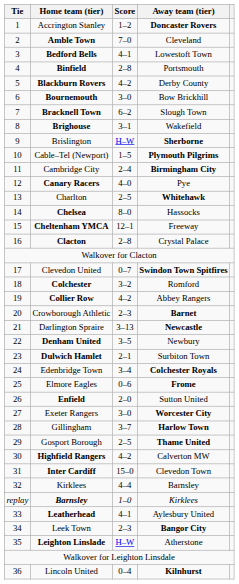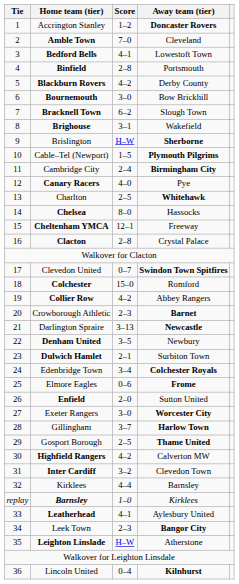(125, 284) 3–2 -> (125, 284) 15–0
(125, 470) 15–0 -> (125, 470) 3–2
